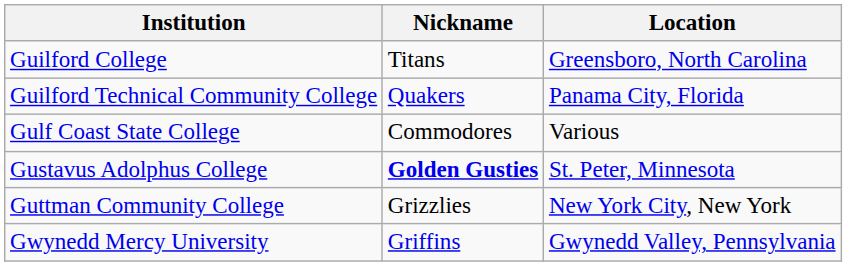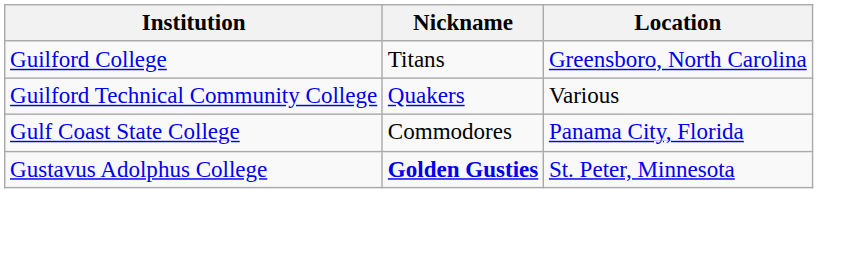(646, 95) Panama City, Florida -> (584, 95) Various
(584, 132) Various -> (646, 132) Panama City, Florida
- row: (147, 205)
- row: (139, 242)
